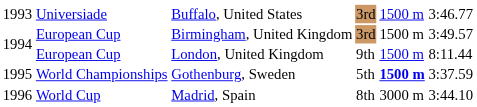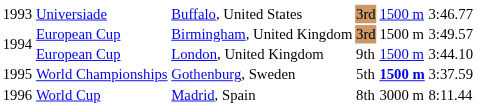(450, 54) 8:11.44 -> (451, 54) 3:44.10
(451, 95) 3:44.10 -> (450, 95) 8:11.44
